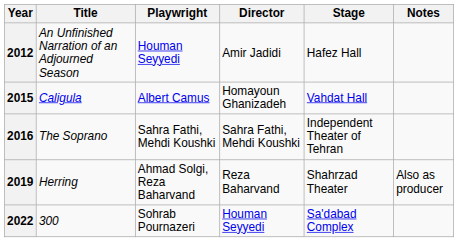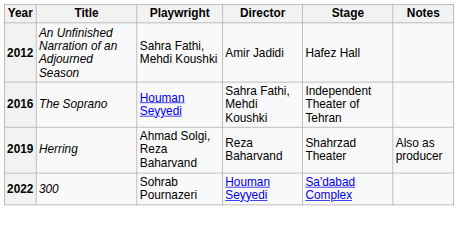(160, 52) Houman Seyyedi -> (179, 52) Sahra Fathi, Mehdi Koushki
- row: (20, 98)
(177, 136) Sahra Fathi, Mehdi Koushki -> (162, 104) Houman Seyyedi
